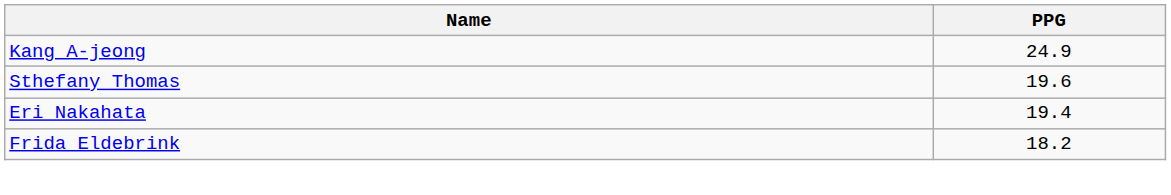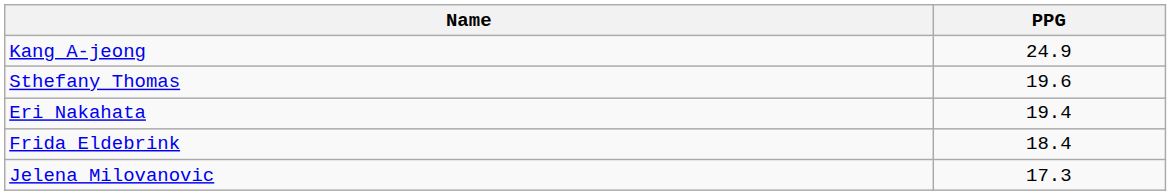(1049, 144) 18.2 -> (1049, 144) 18.4
+ row: (112, 175)
